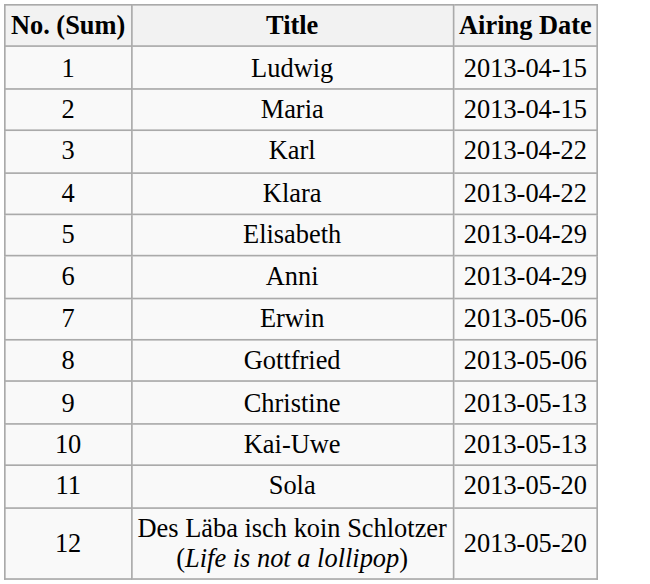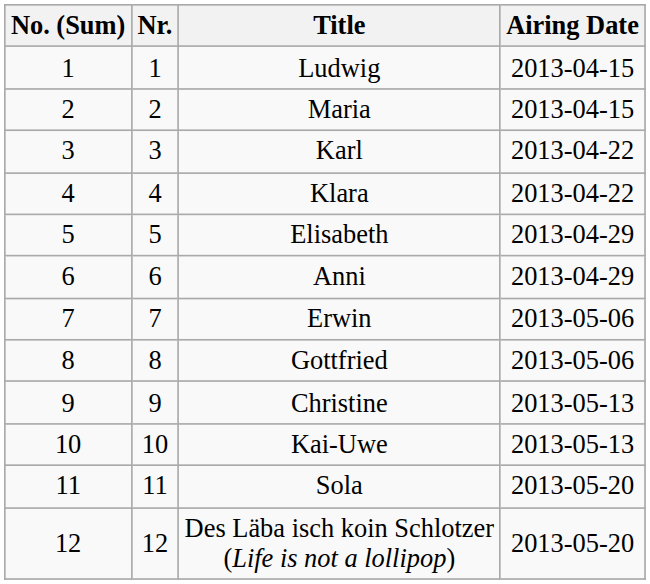+ column: (155, 25)
